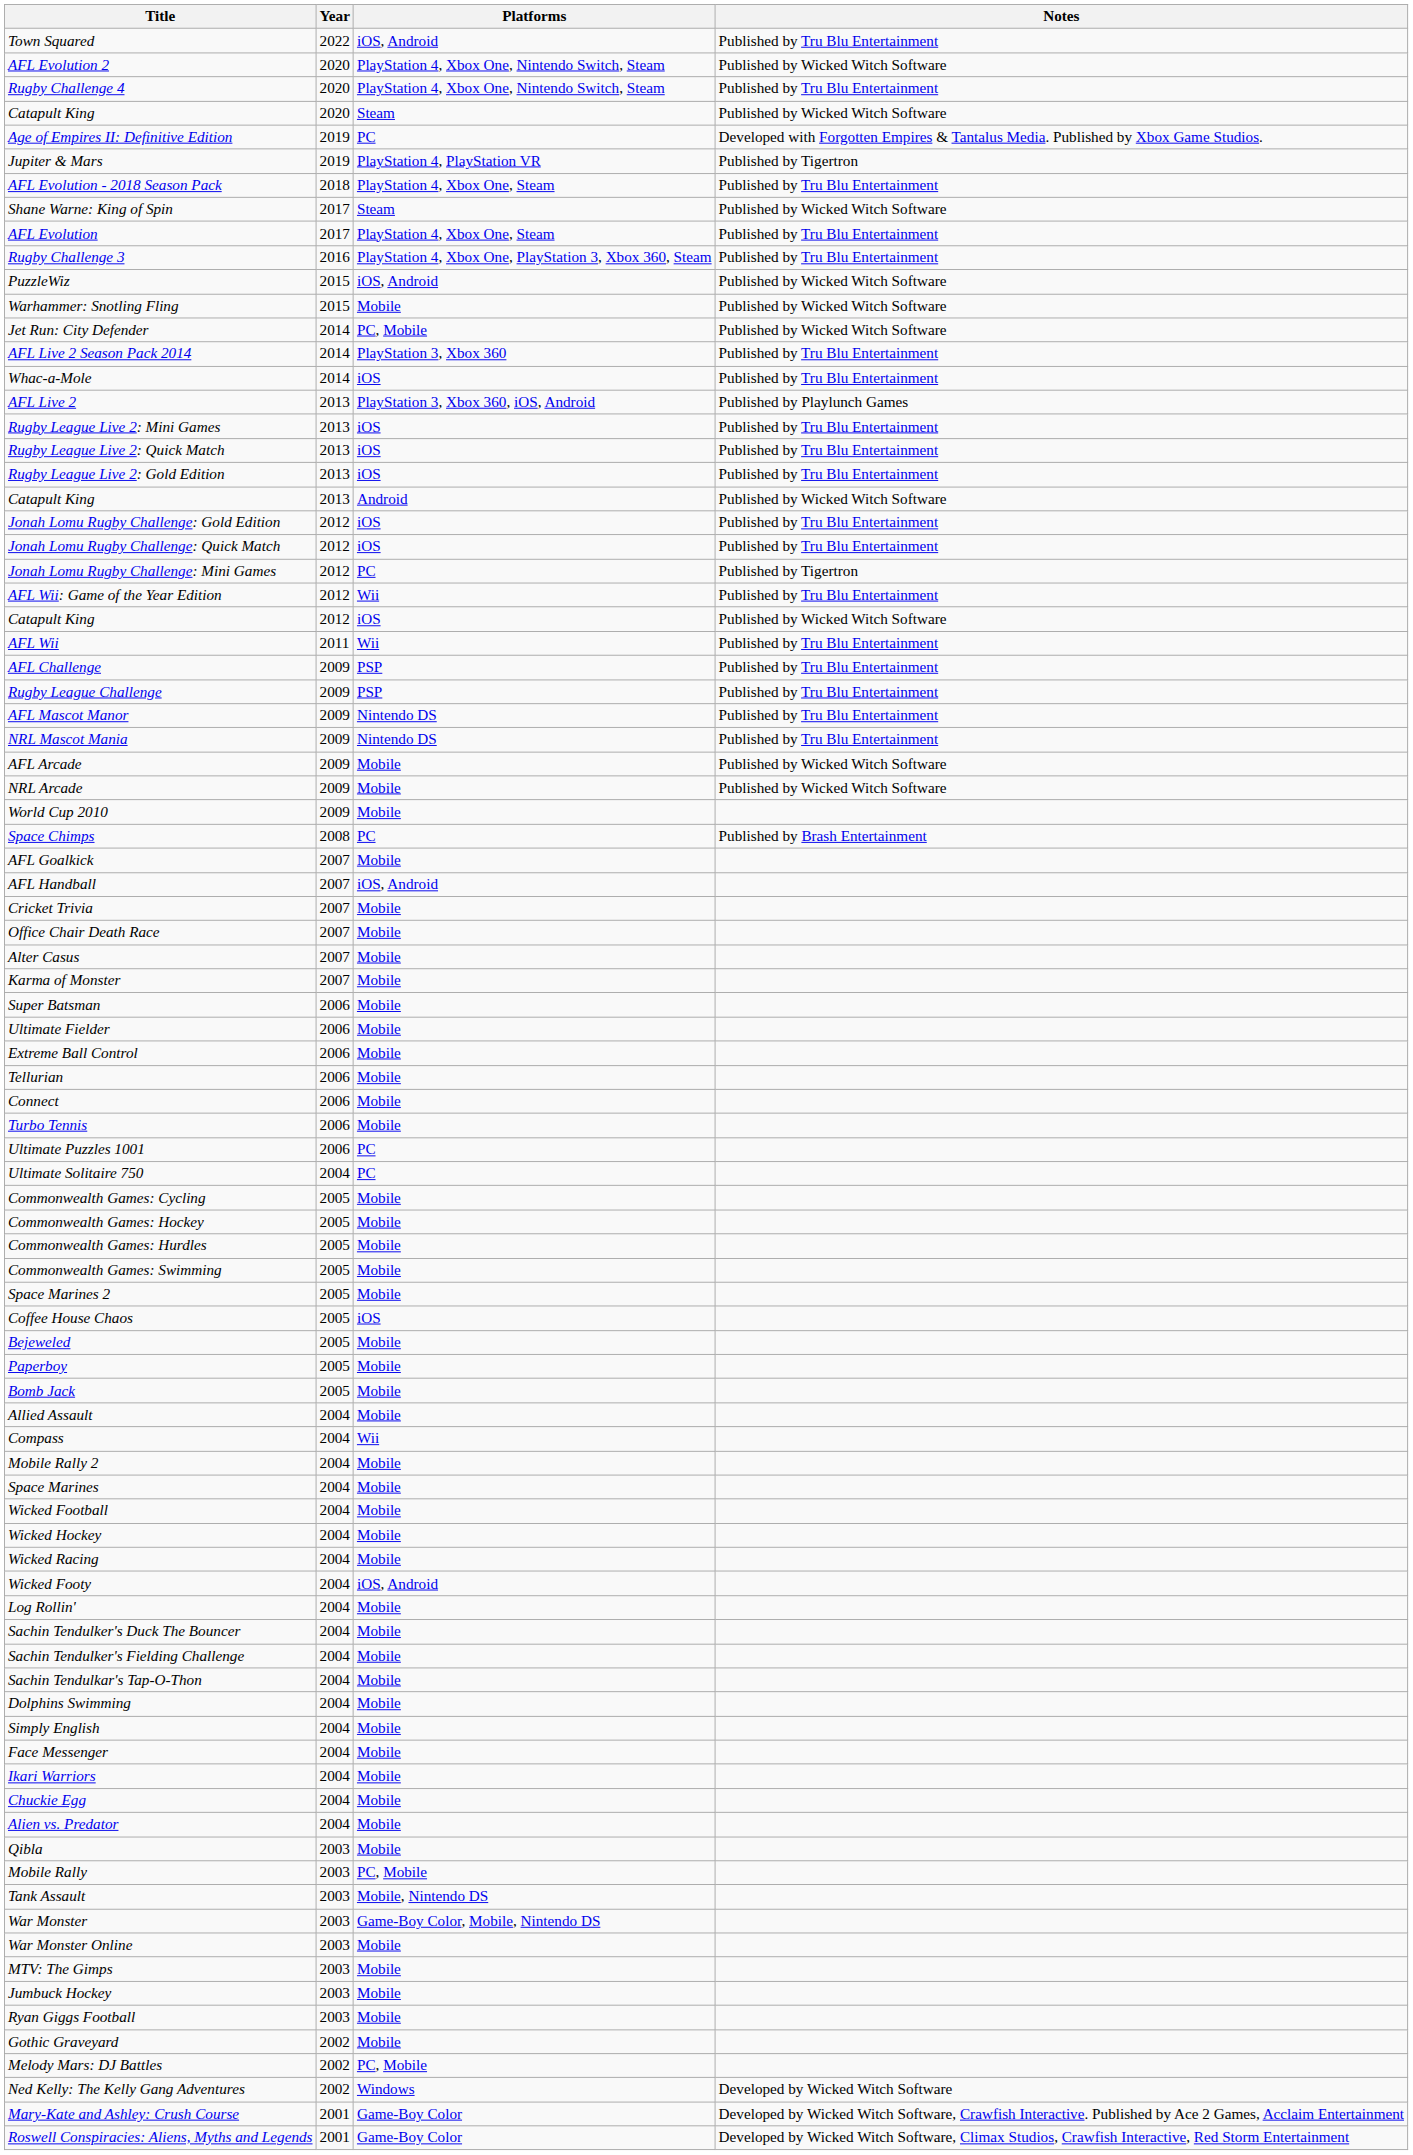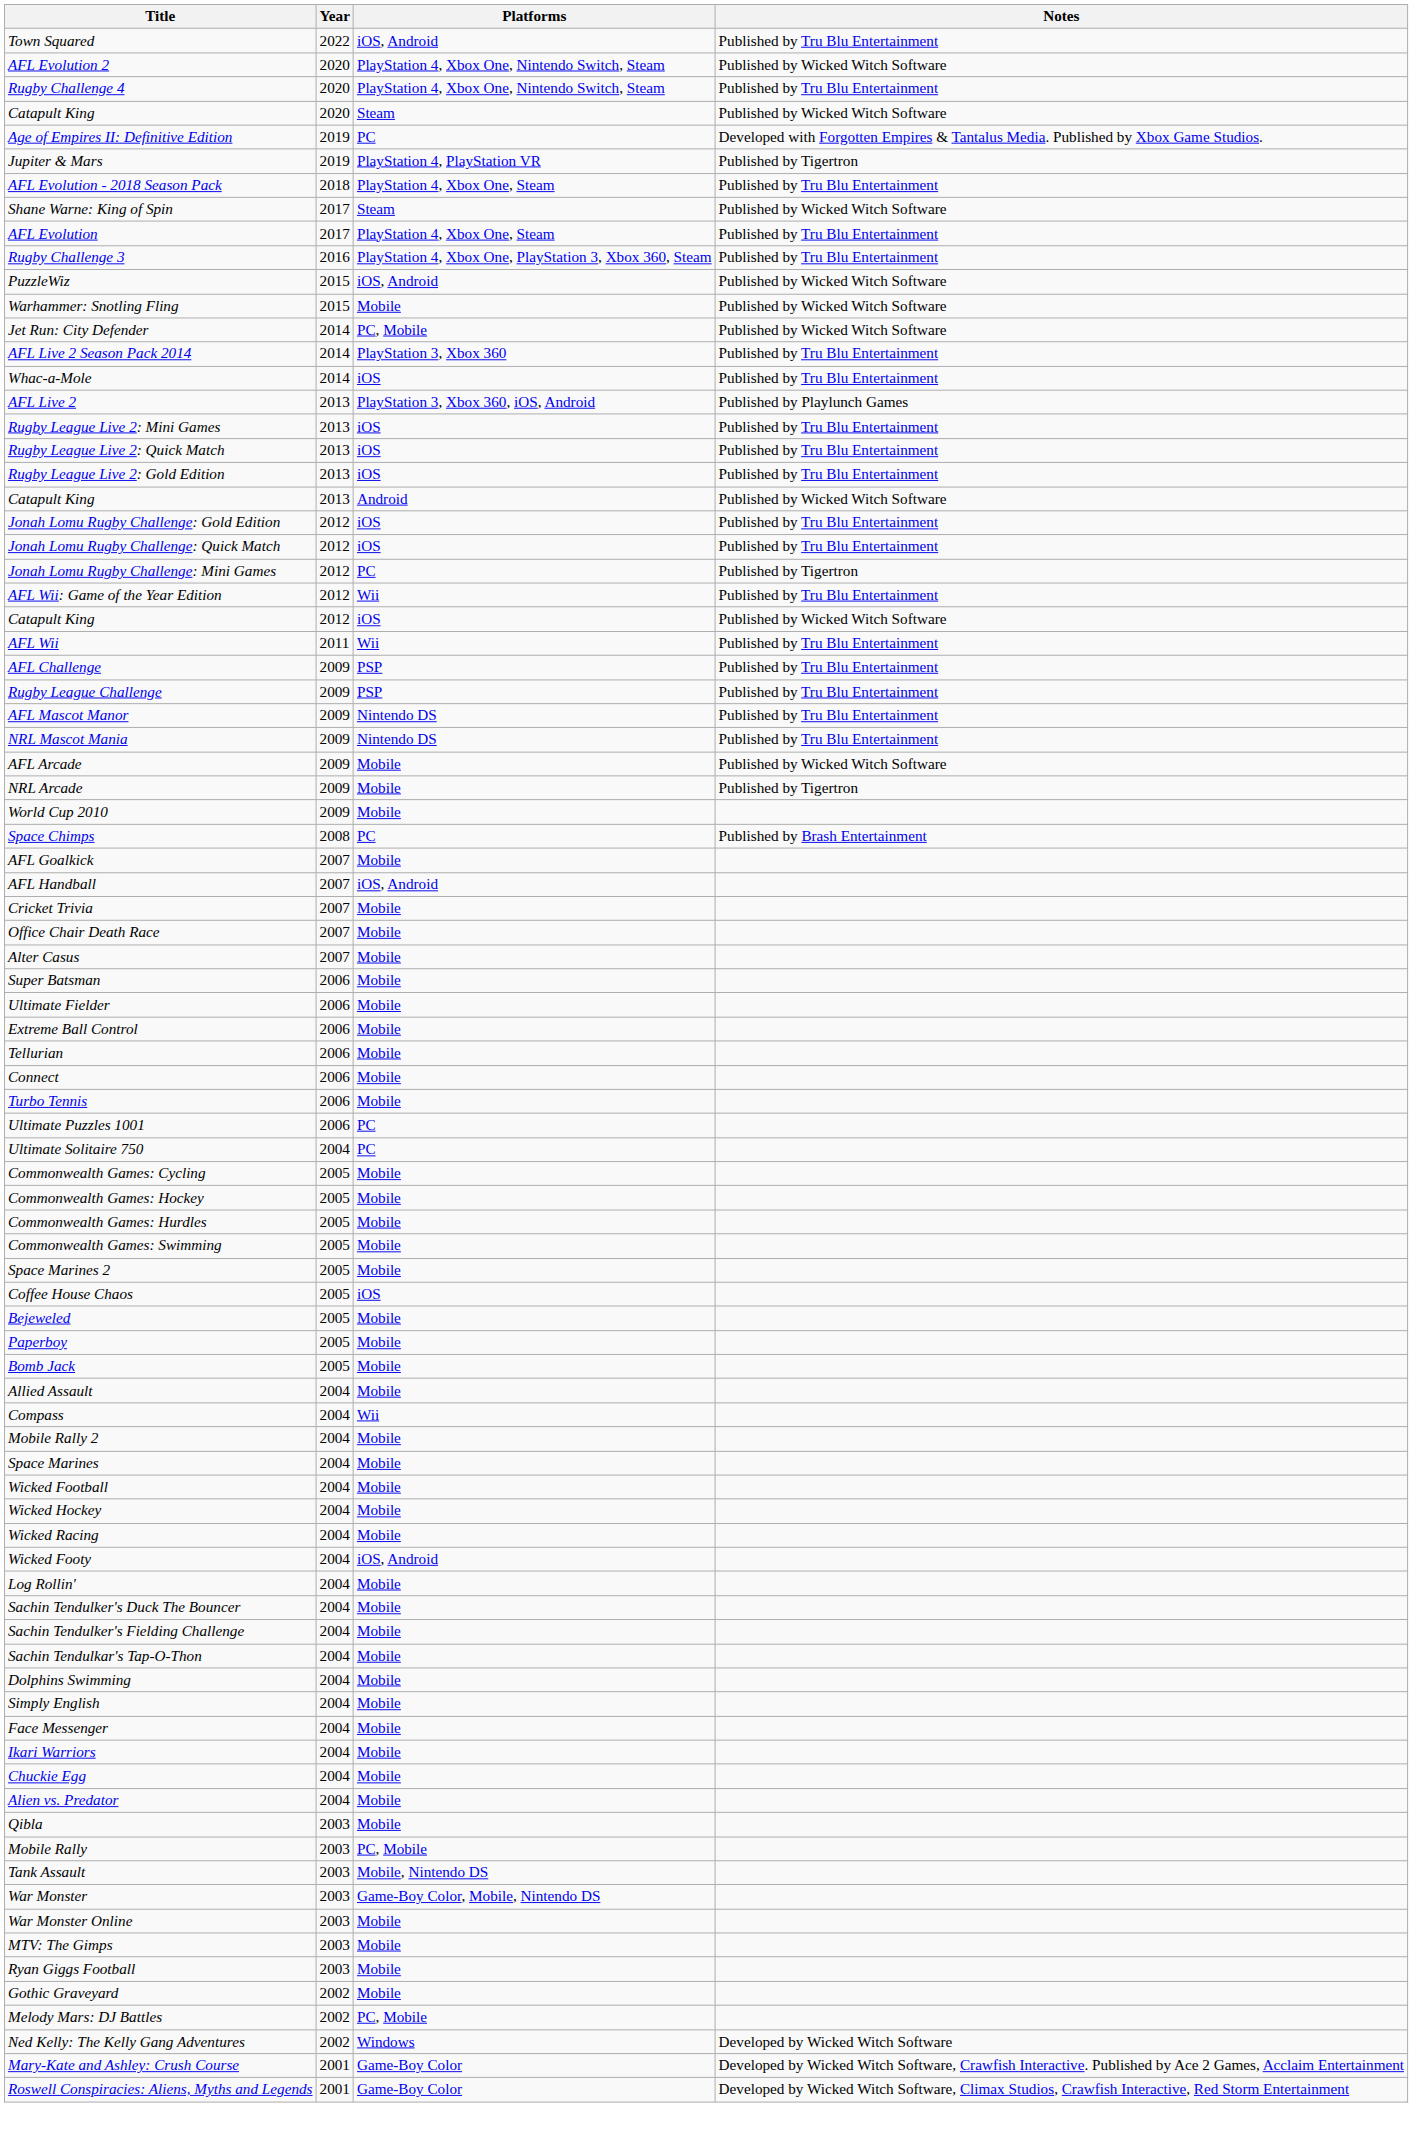(833, 787) Published by Wicked Witch Software -> (788, 787) Published by Tigertron
- row: (64, 980)
- row: (60, 1993)
